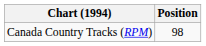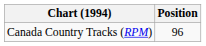(178, 32) 98 -> (178, 32) 96
